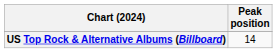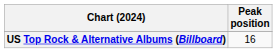(250, 39) 14 -> (250, 39) 16
